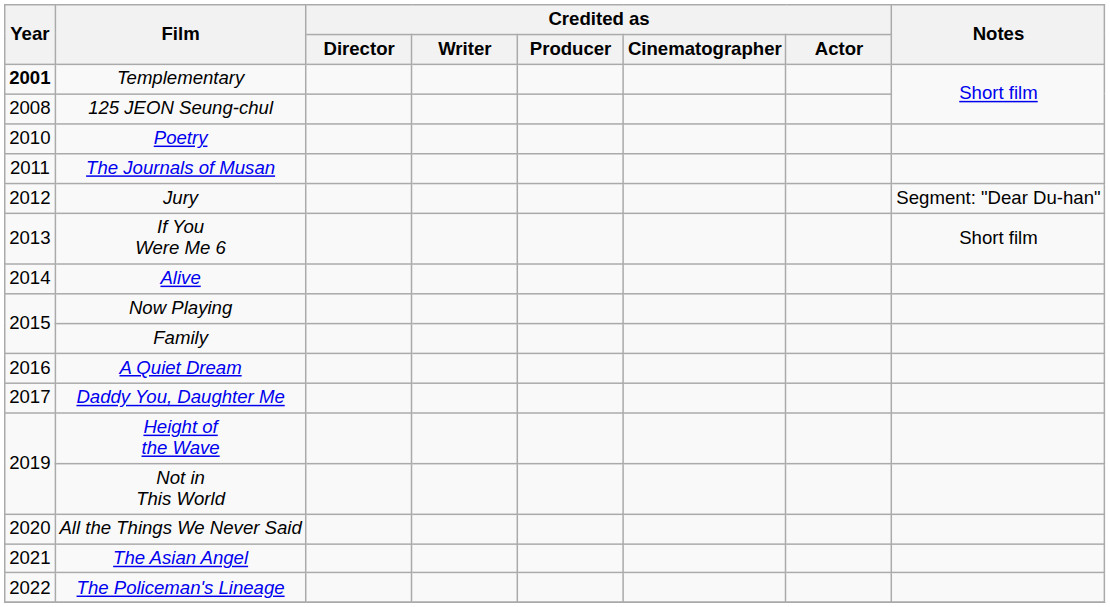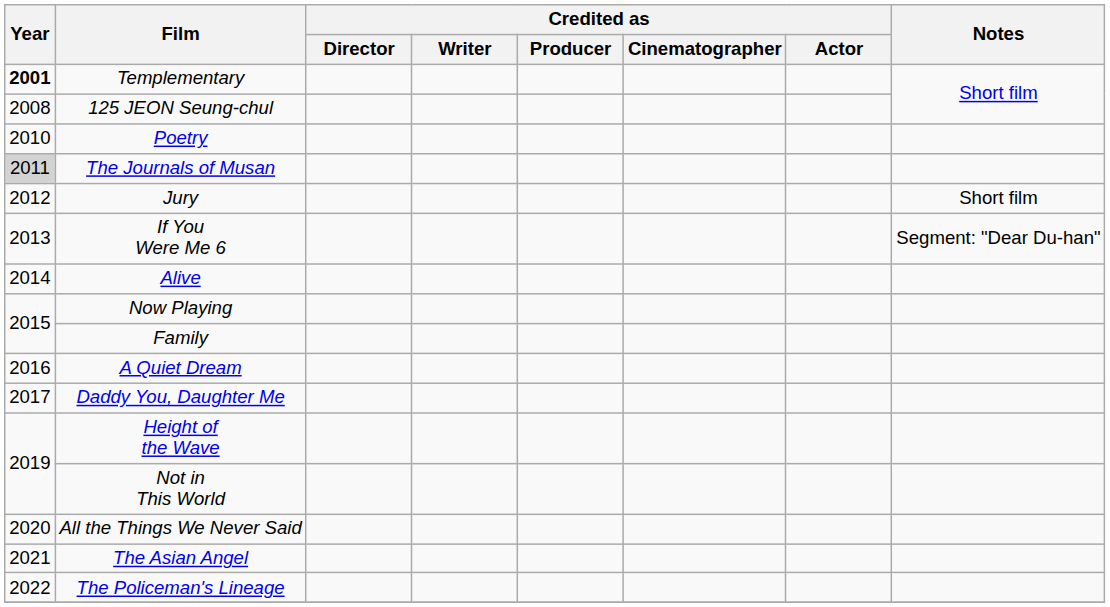(30, 169) no background -> (30, 169) lightgrey background
(998, 199) Segment: "Dear Du-han" -> (998, 199) Short film
(998, 239) Short film -> (998, 239) Segment: "Dear Du-han"
